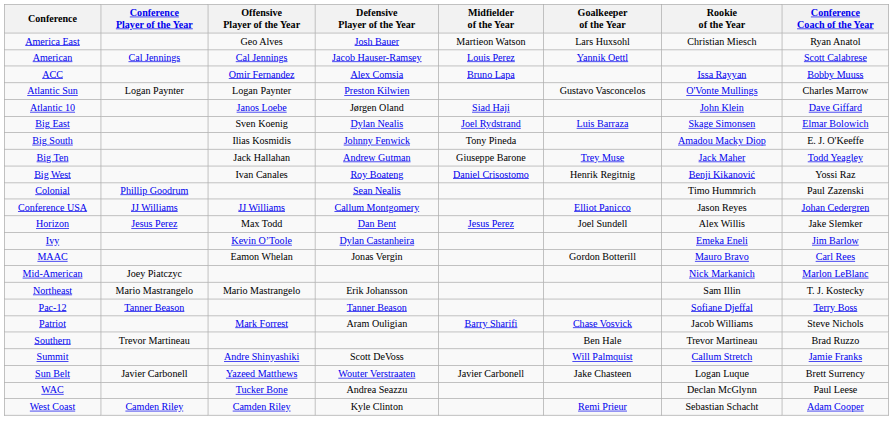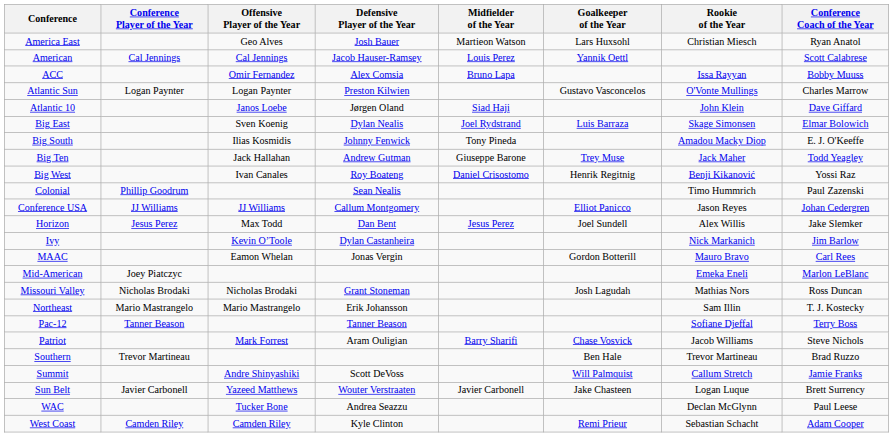(722, 241) Emeka Eneli -> (722, 241) Nick Markanich
(722, 274) Nick Markanich -> (722, 274) Emeka Eneli
+ row: (53, 291)
